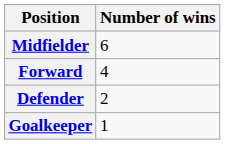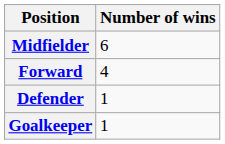(104, 98) 2 -> (104, 98) 1
